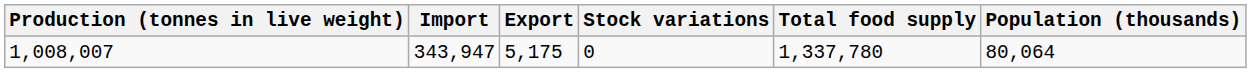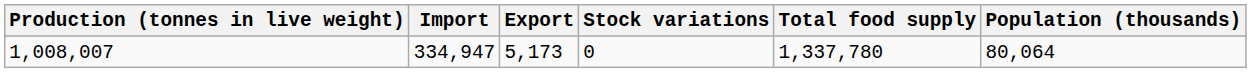(454, 52) 343,947 -> (454, 52) 334,947
(533, 52) 5,175 -> (533, 52) 5,173
